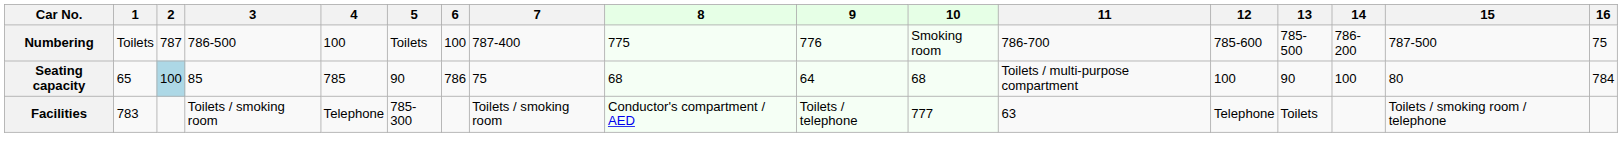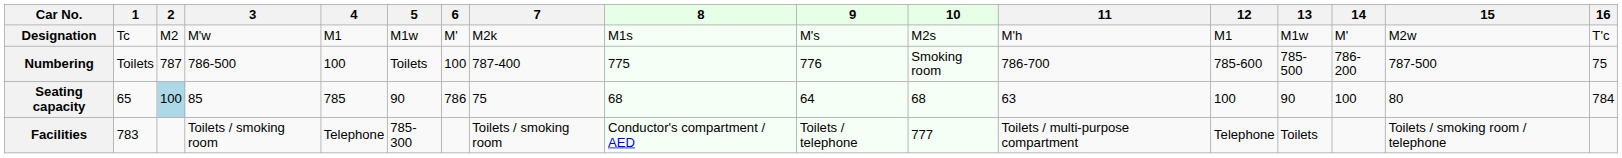+ row: (59, 35)
(1065, 78) Toilets / multi-purpose compartment -> (1009, 99) 63
(1009, 114) 63 -> (1065, 135) Toilets / multi-purpose compartment
